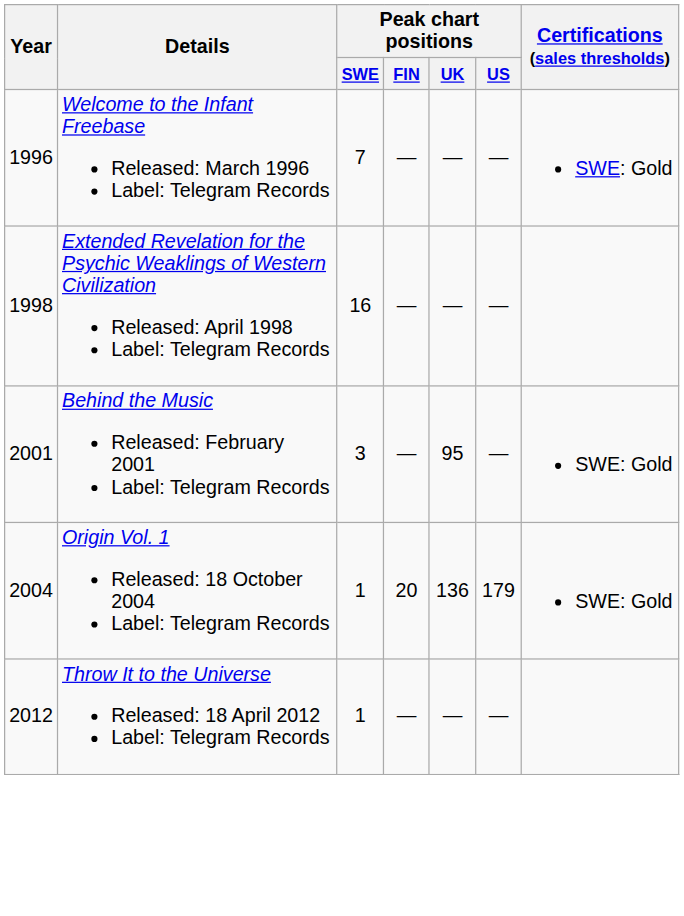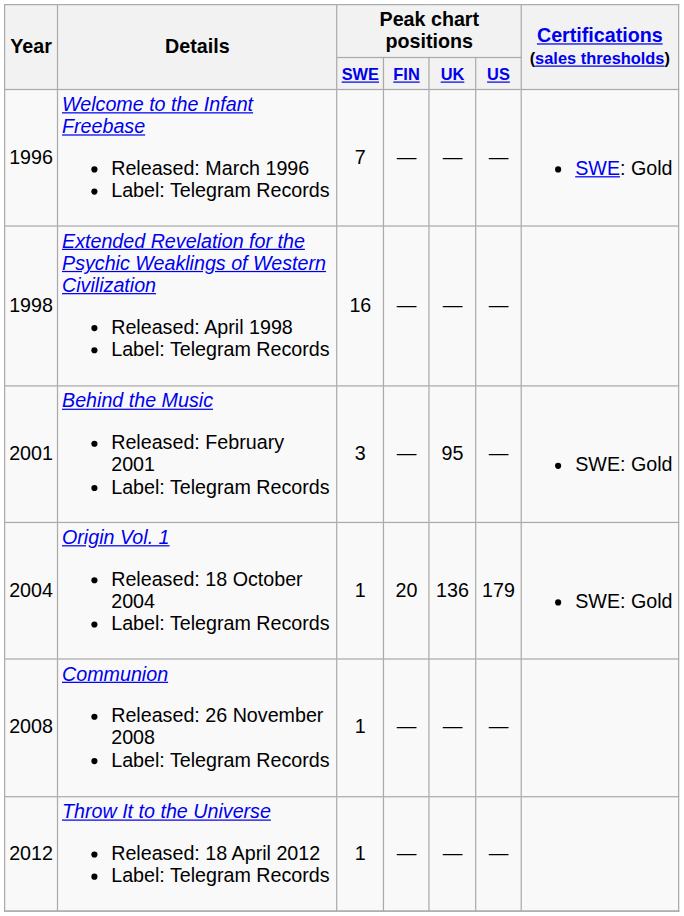+ row: (197, 718)
